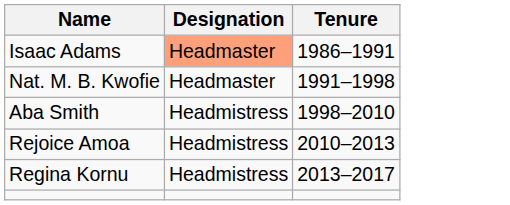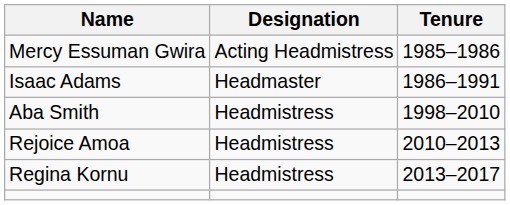+ row: (107, 50)
(222, 50) lightsalmon background -> (268, 81) no background
- row: (85, 81)
